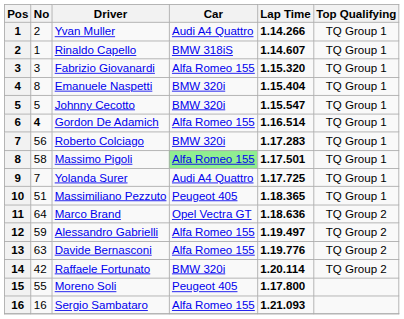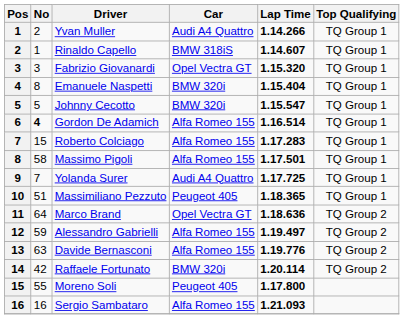(213, 68) Alfa Romeo 155 -> (212, 68) Opel Vectra GT
(40, 141) 56 -> (40, 141) 15
(199, 141) BMW 320i -> (213, 141) Alfa Romeo 155
(213, 159) lightgreen background -> (213, 159) no background
